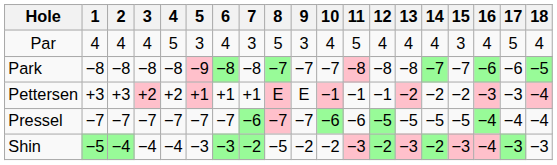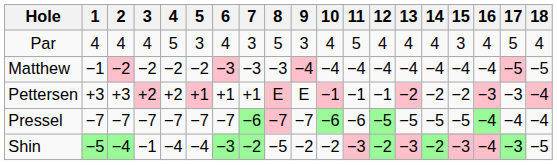- row: (25, 69)
+ row: (39, 69)
(147, 146) −4 -> (147, 146) −1
(200, 146) −3 -> (200, 146) −4
(539, 146) −3 -> (539, 146) −5
